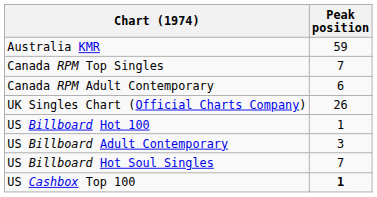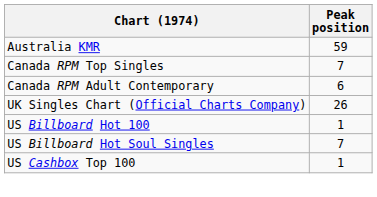- row: (118, 143)
(341, 182) bold -> (341, 163) normal
